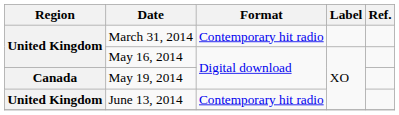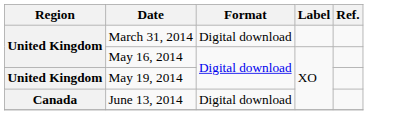(261, 36) Contemporary hit radio -> (245, 36) Digital download
(55, 78) Canada -> (55, 78) United Kingdom
(55, 99) United Kingdom -> (55, 99) Canada
(261, 99) Contemporary hit radio -> (245, 99) Digital download
